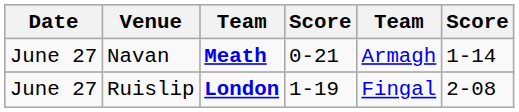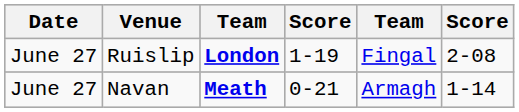rows swapped: (151, 90) <-> (138, 56)
